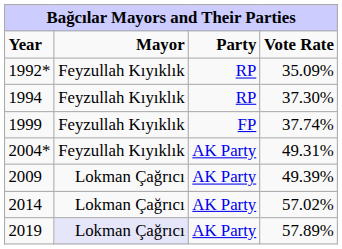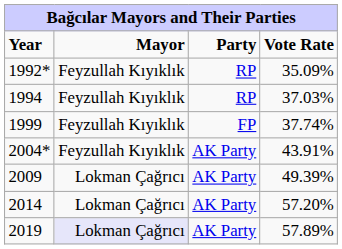(308, 97) 37.30% -> (308, 97) 37.03%
(308, 151) 49.31% -> (308, 151) 43.91%
(308, 204) 57.02% -> (308, 204) 57.20%
